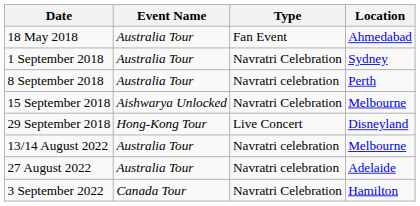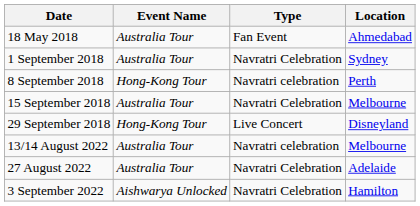(155, 81) Australia Tour -> (162, 81) Hong-Kong Tour
(172, 102) Aishwarya Unlocked -> (155, 102) Australia Tour
(286, 168) Navratri celebration -> (287, 168) Navratri Celebration
(151, 190) Canada Tour -> (172, 190) Aishwarya Unlocked
